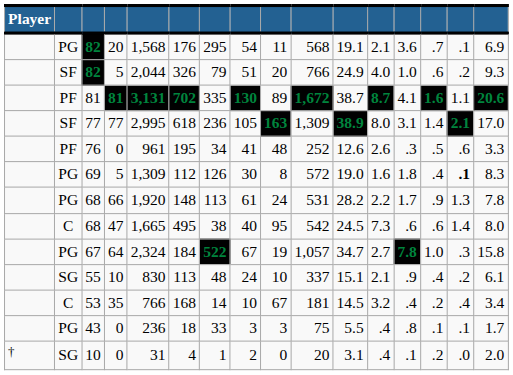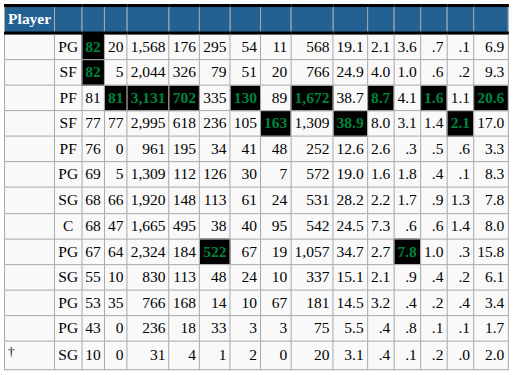(283, 174) 8 -> (283, 174) 7
(464, 174) bold -> (464, 174) normal
(68, 200) PG -> (68, 200) SG
(68, 302) C -> (68, 302) PG
